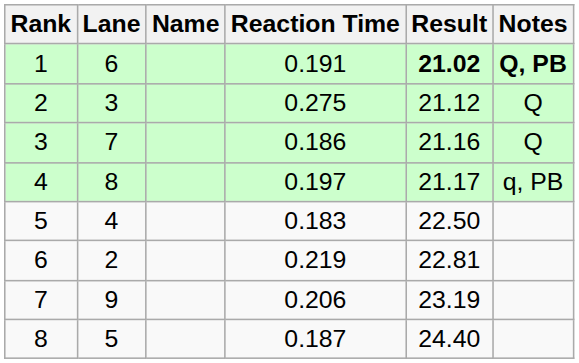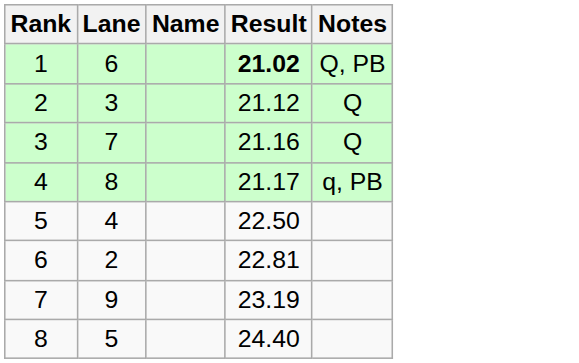- column: (315, 24)
(533, 63) bold -> (353, 63) normal
